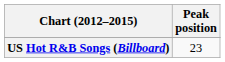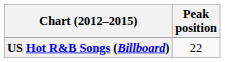(196, 47) 23 -> (196, 47) 22
